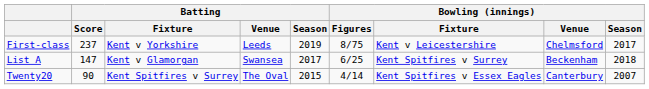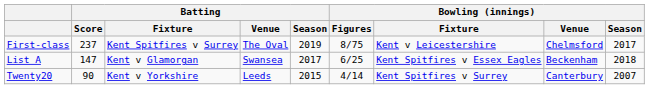(153, 44) Kent v Yorkshire -> (173, 44) Kent Spitfires v Surrey
(257, 44) Leeds -> (266, 44) The Oval
(442, 60) Kent Spitfires v Surrey -> (459, 60) Kent Spitfires v Essex Eagles
(173, 76) Kent Spitfires v Surrey -> (153, 76) Kent v Yorkshire
(266, 76) The Oval -> (257, 76) Leeds
(459, 76) Kent Spitfires v Essex Eagles -> (442, 76) Kent Spitfires v Surrey
